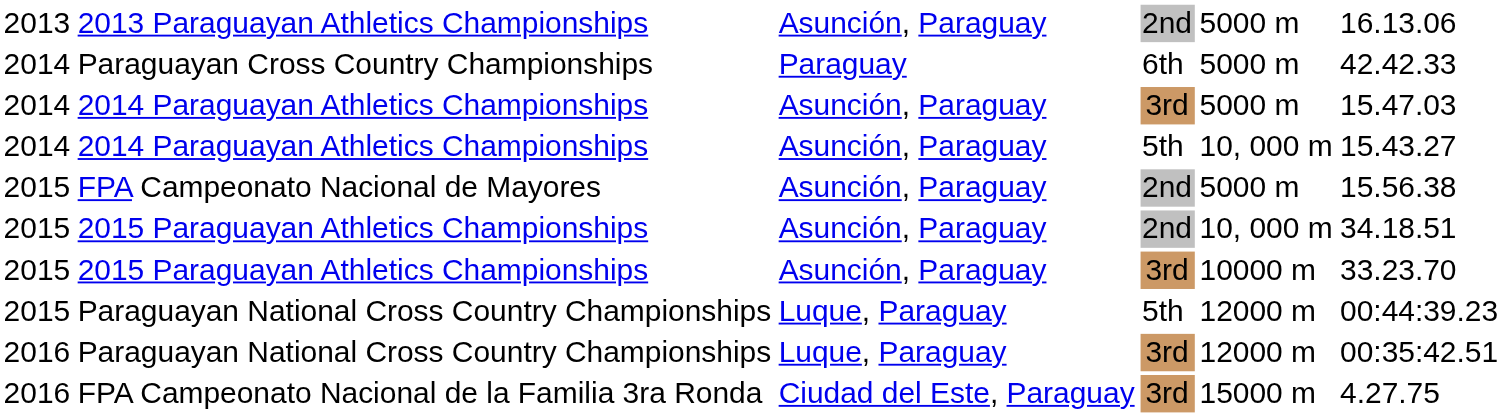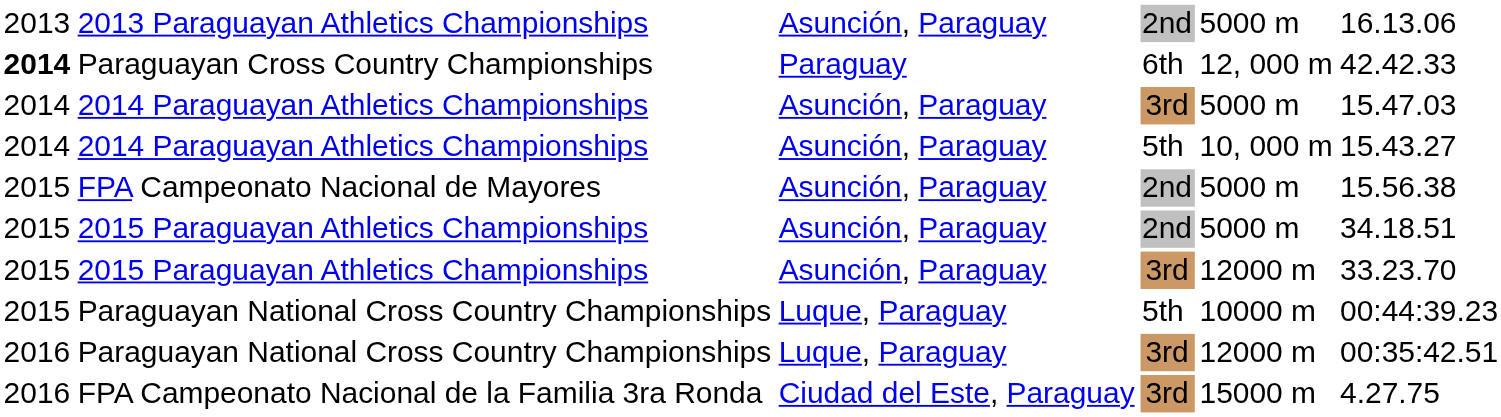(37, 64) normal -> (37, 64) bold
(1249, 64) 5000 m -> (1266, 64) 12, 000 m
(1266, 228) 10, 000 m -> (1249, 228) 5000 m
(1258, 269) 10000 m -> (1258, 269) 12000 m
(1258, 310) 12000 m -> (1258, 310) 10000 m
